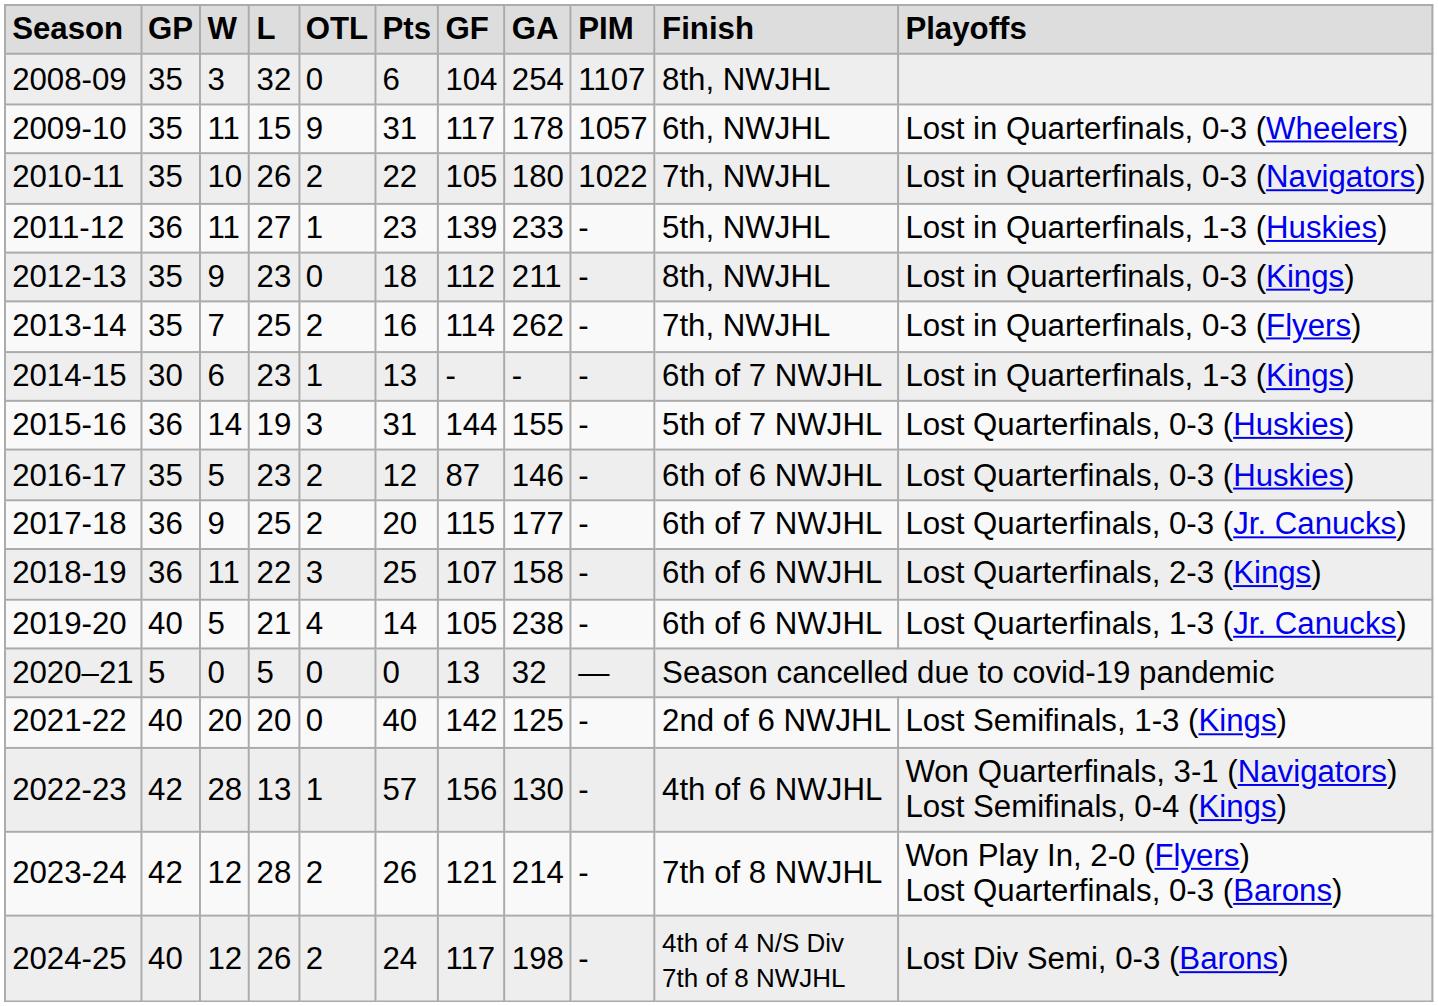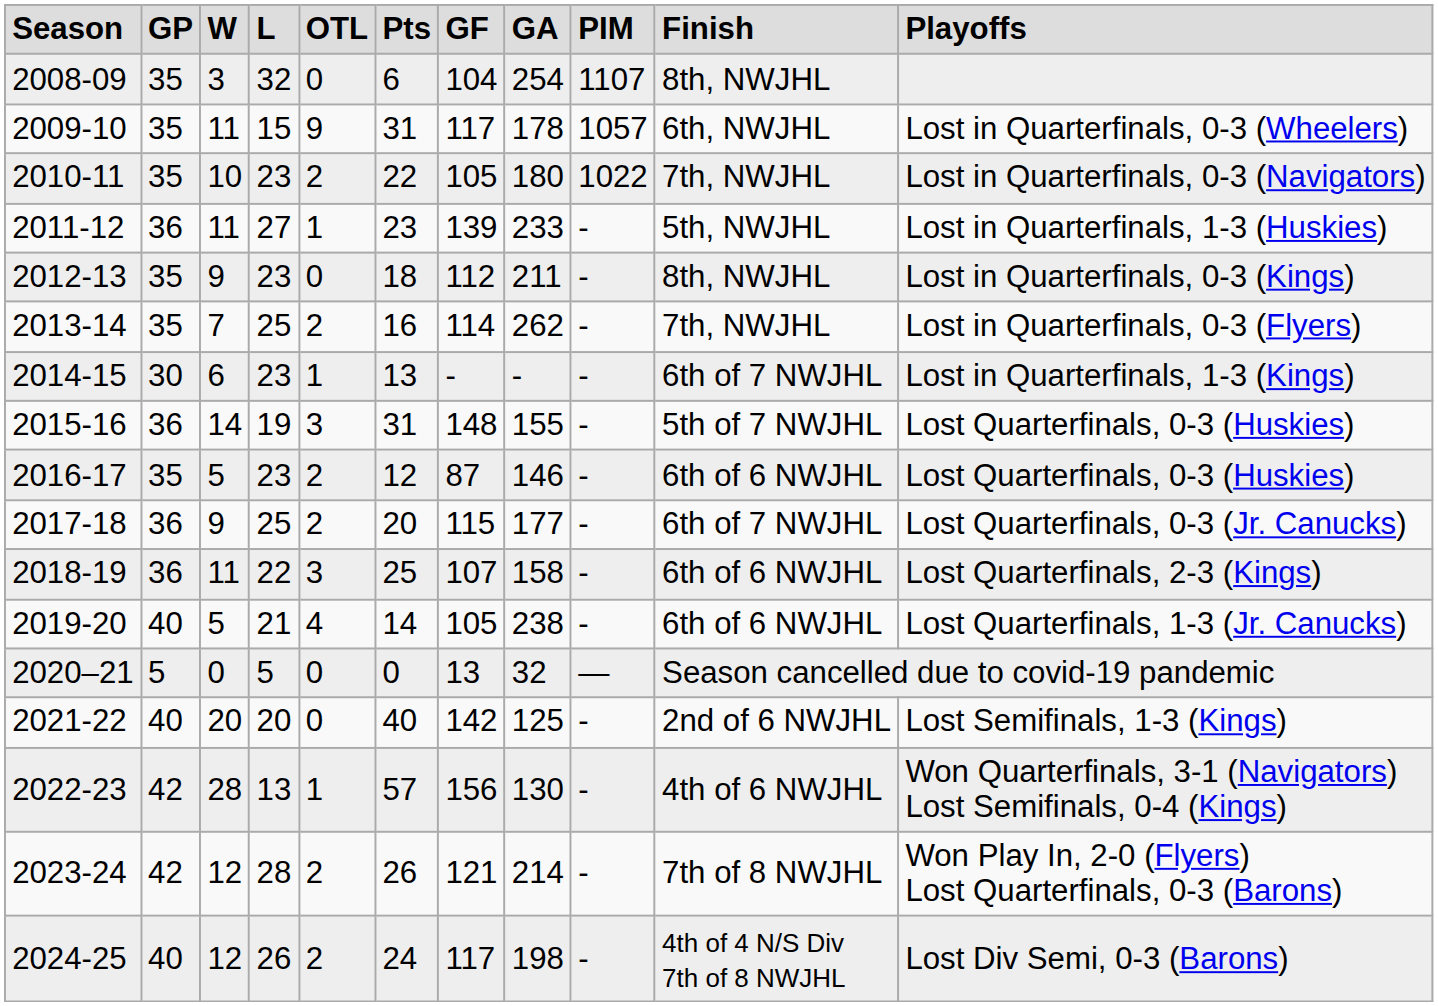(274, 177) 26 -> (274, 177) 23
(471, 425) 144 -> (471, 425) 148
